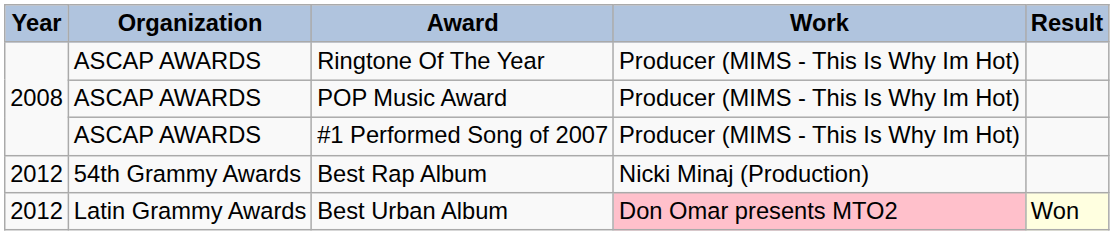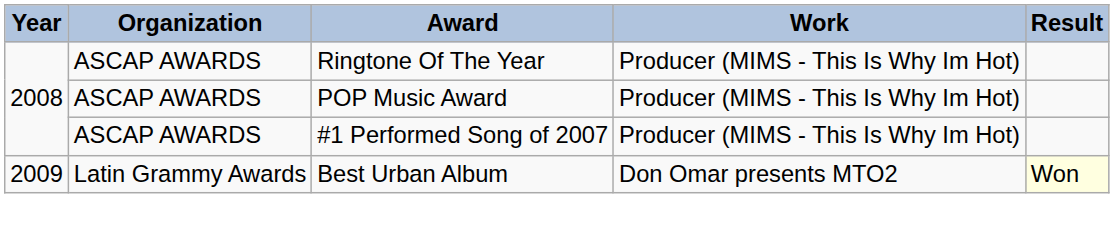- row: (402, 173)
(37, 211) 2012 -> (37, 173) 2009
(758, 211) pink background -> (758, 173) no background
